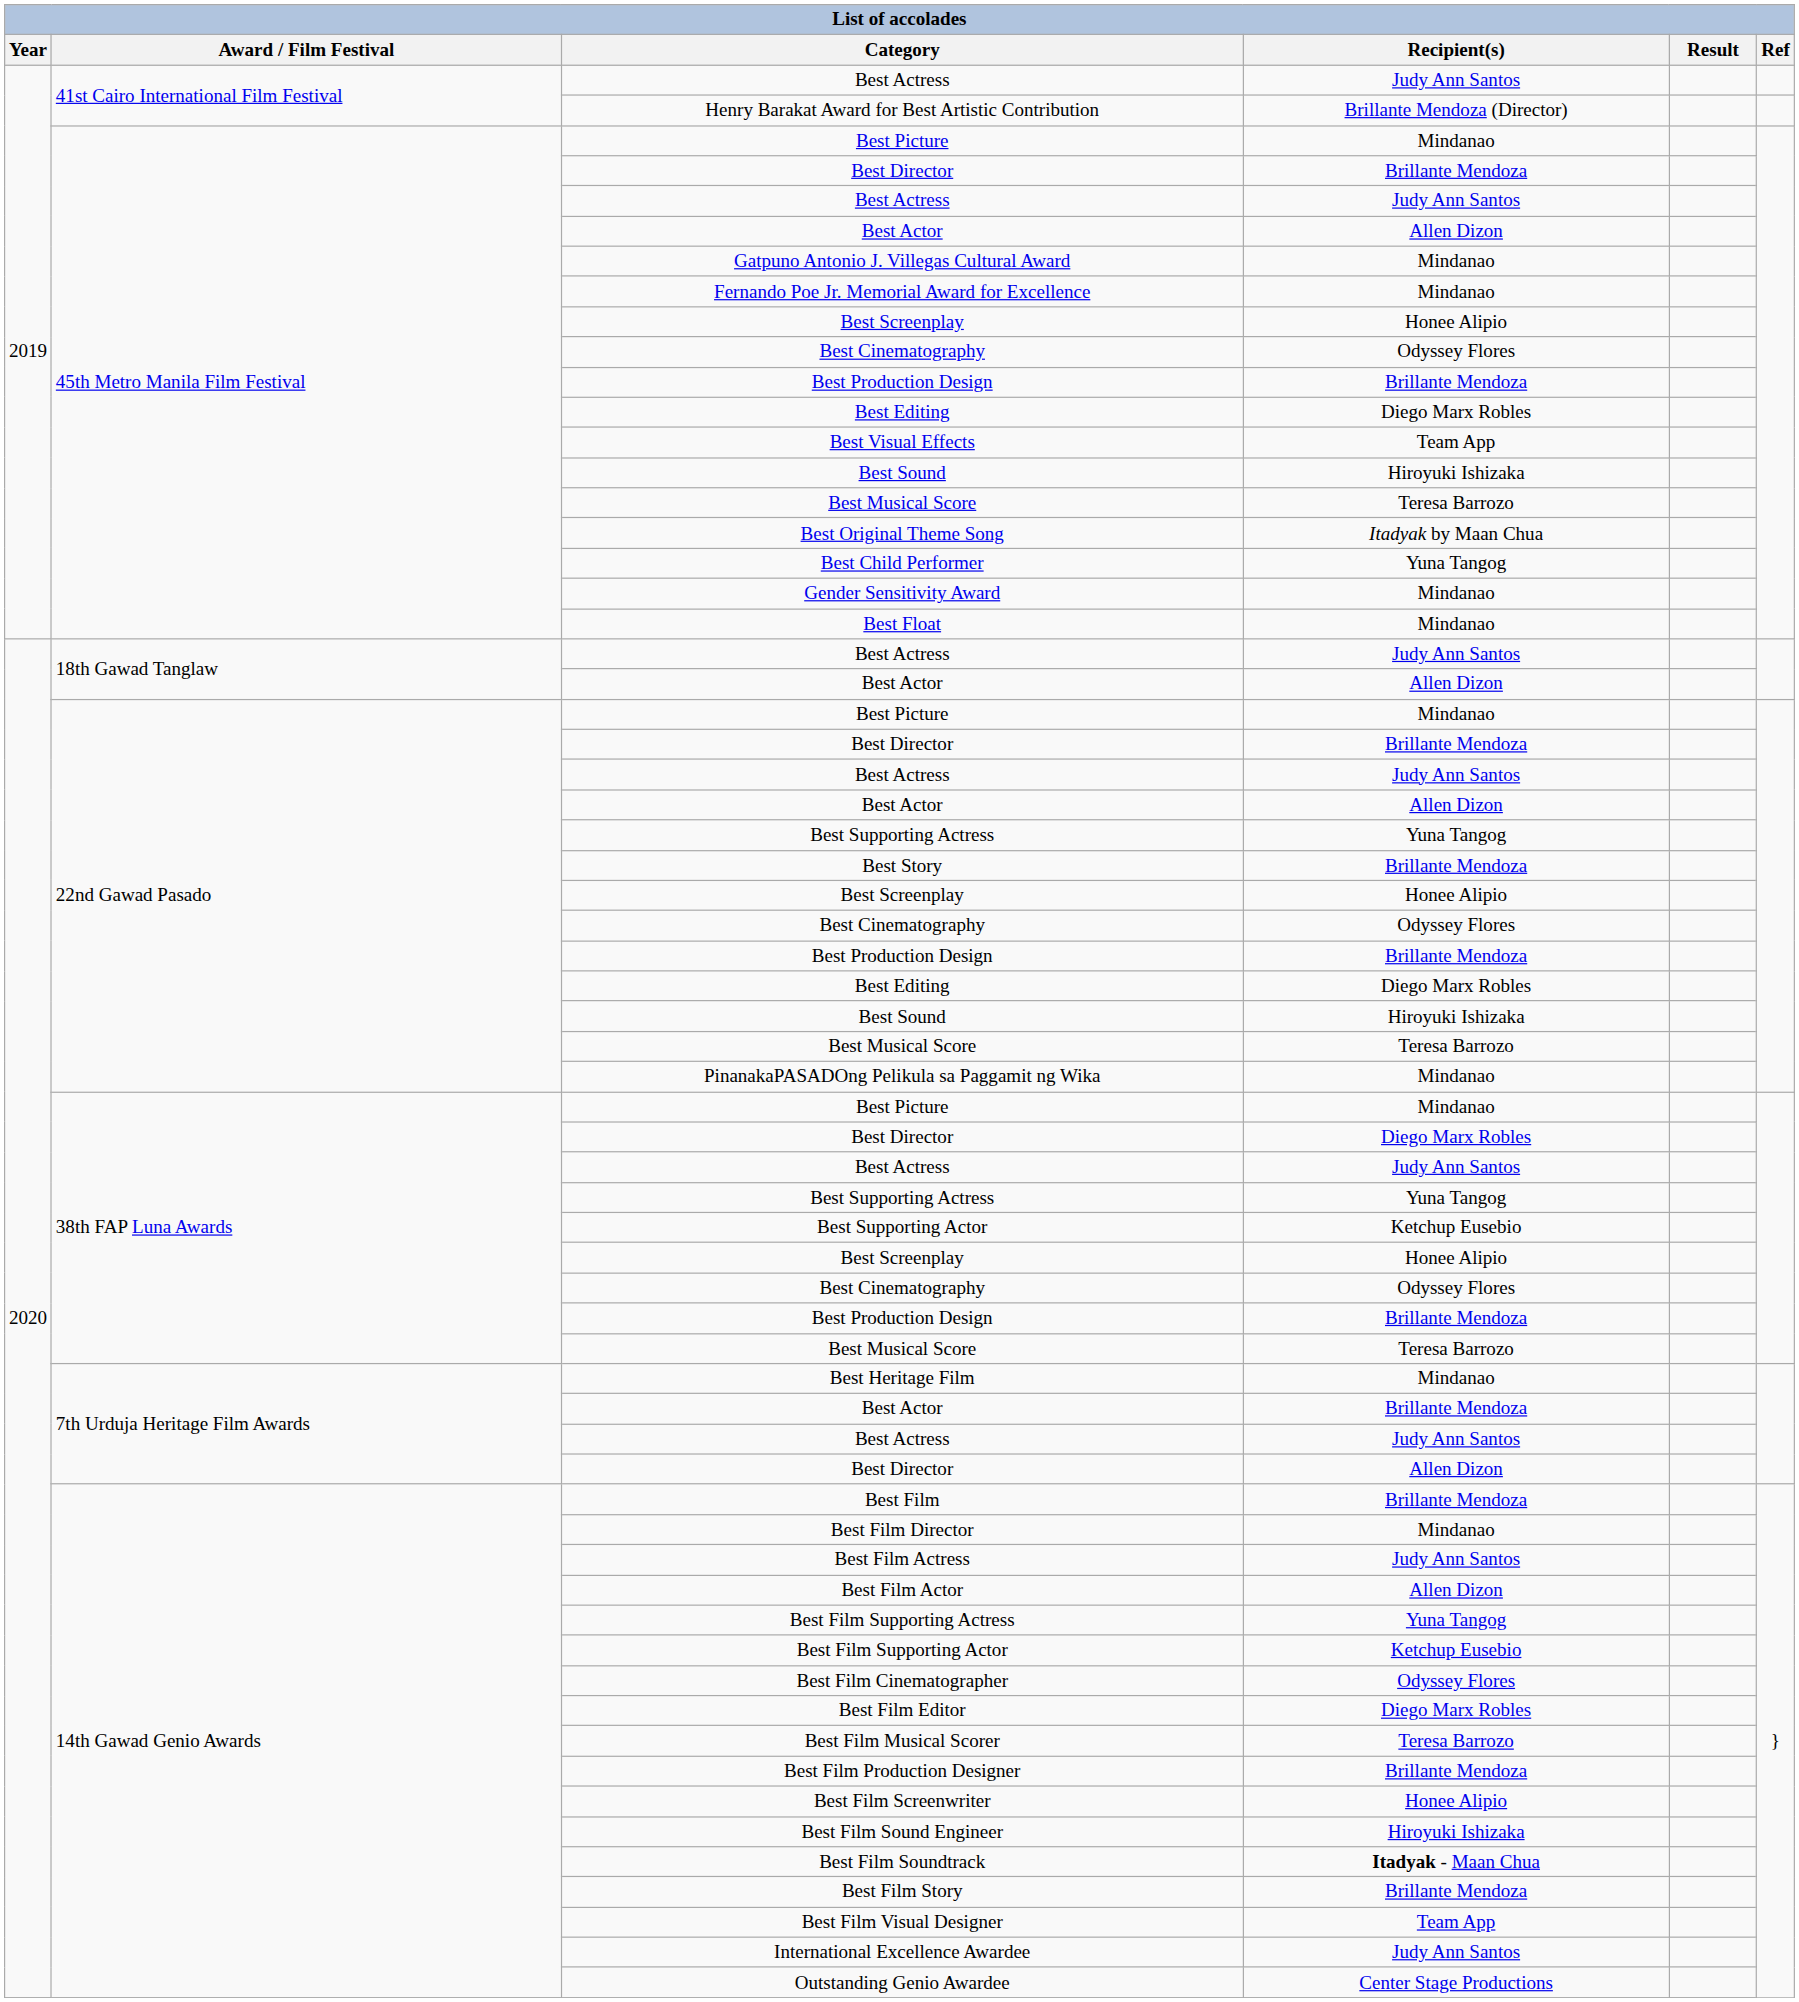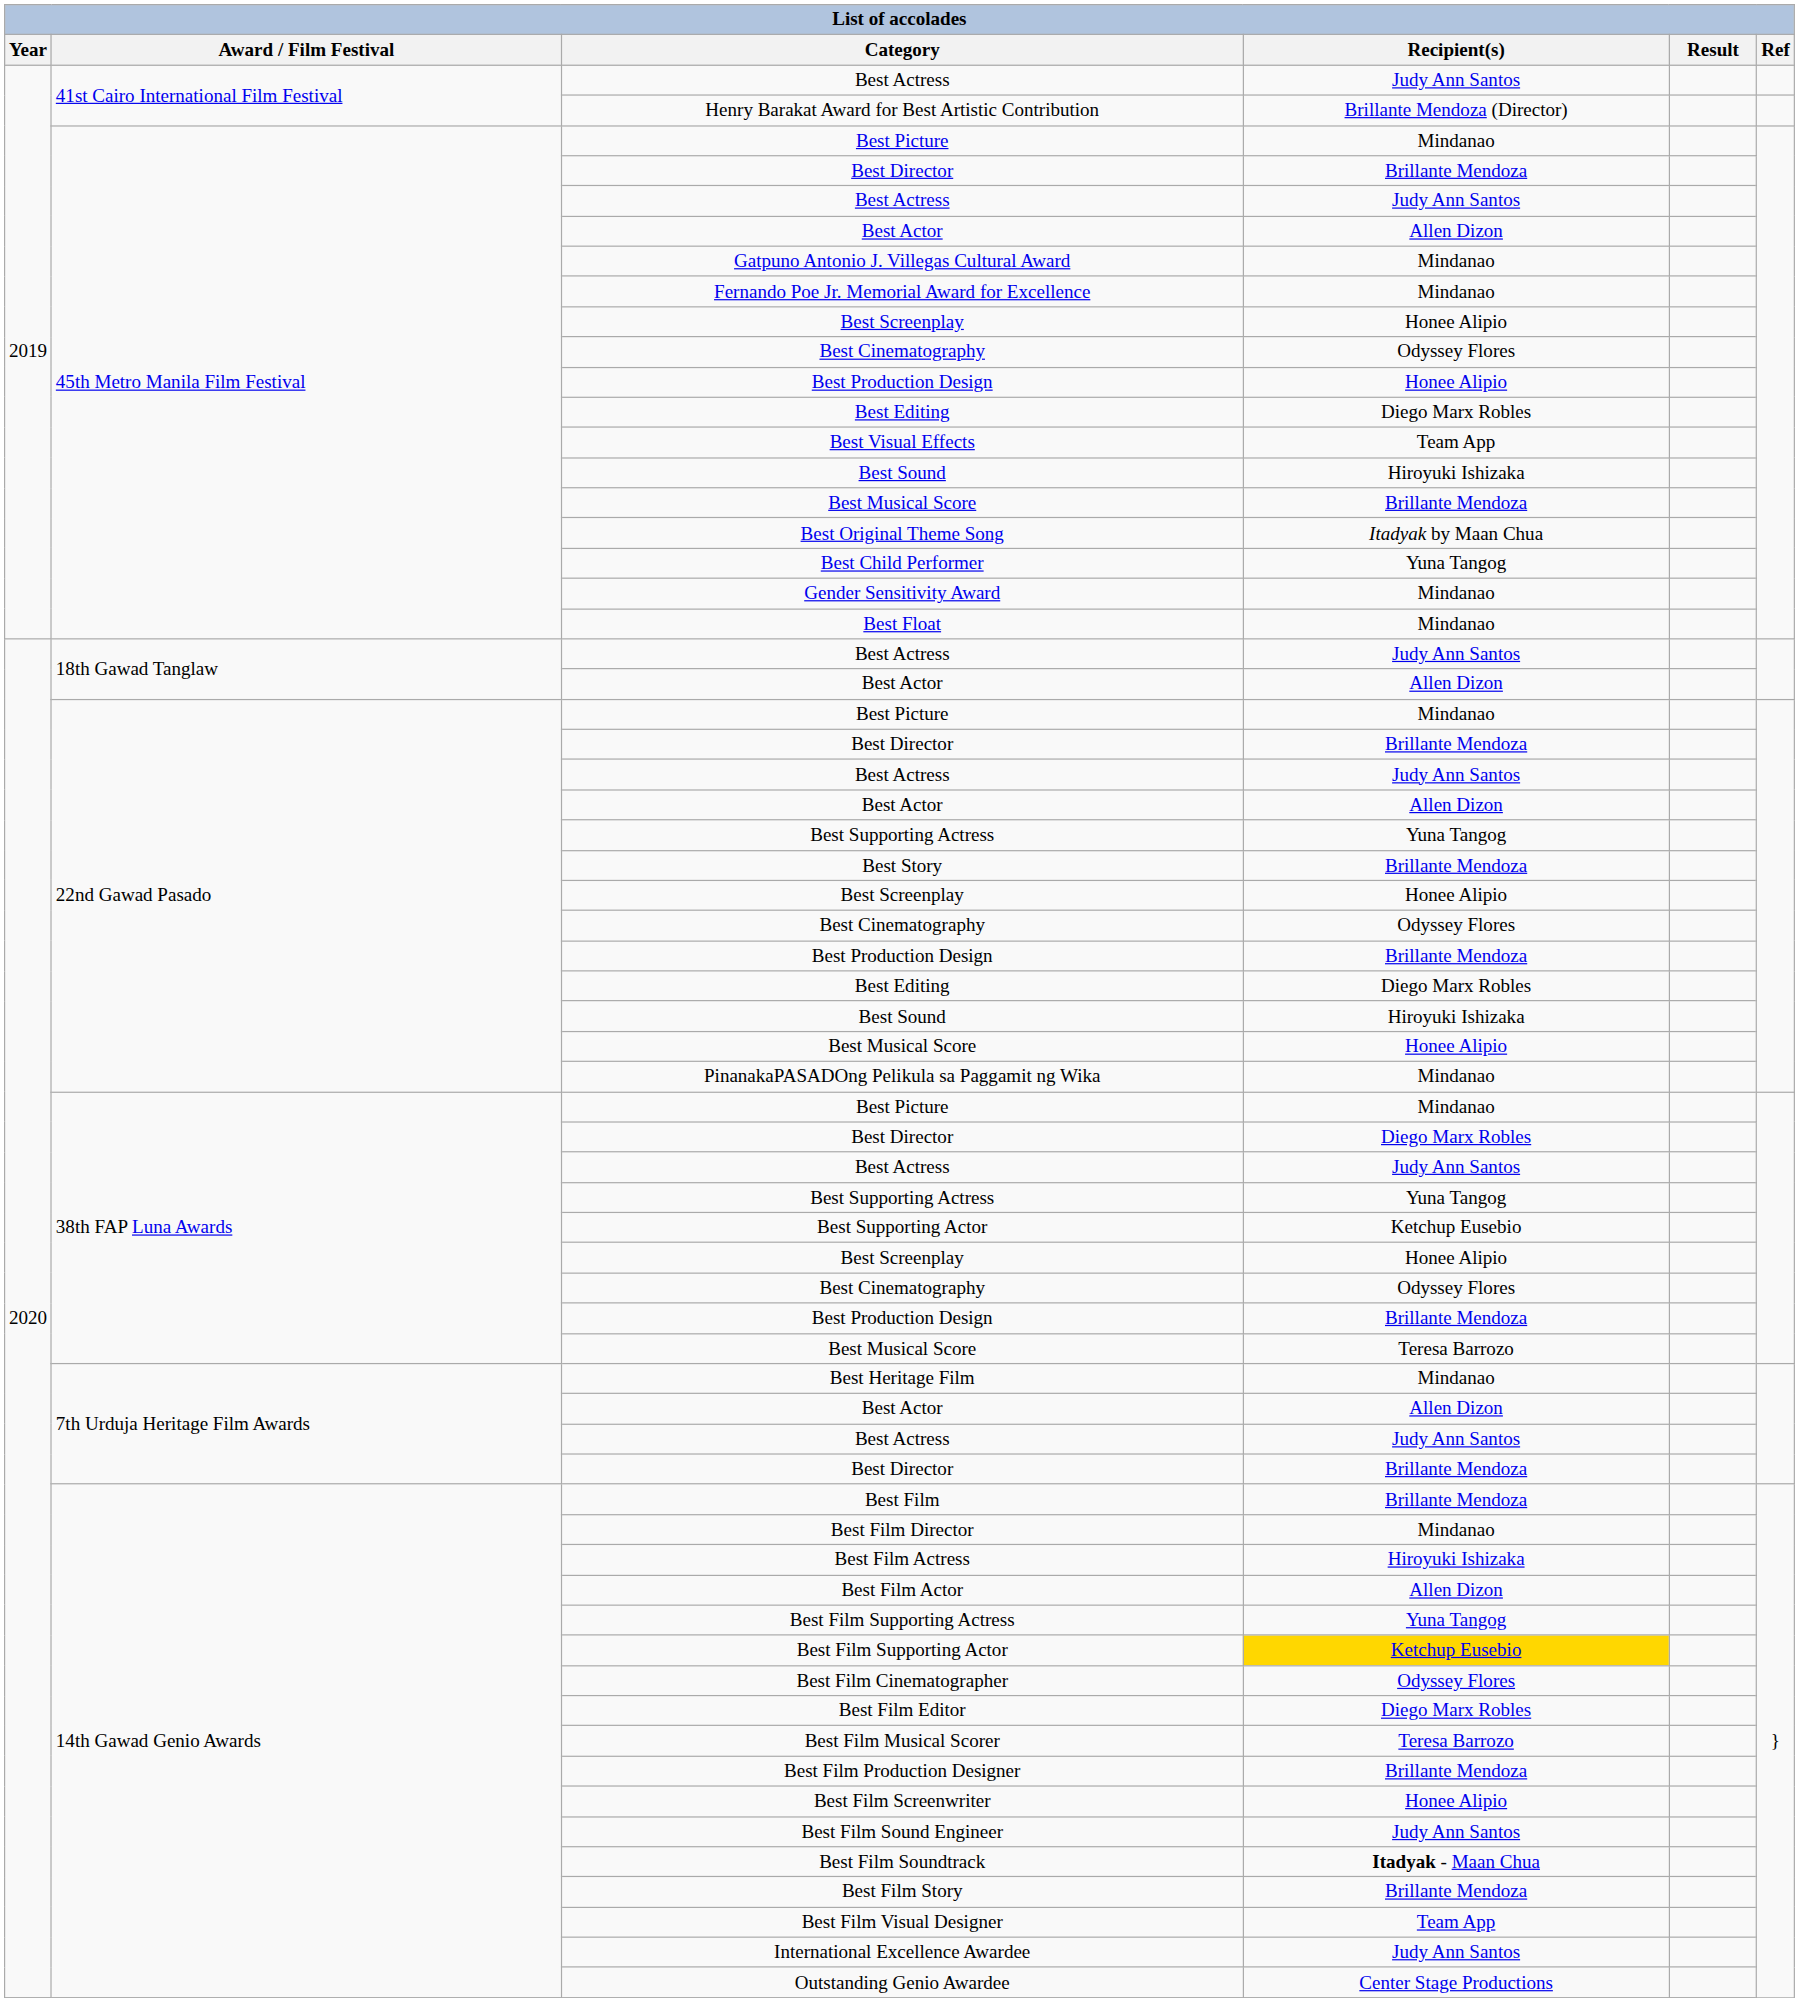(1456, 381) Brillante Mendoza -> (1456, 381) Honee Alipio
(1456, 502) Teresa Barrozo -> (1456, 502) Brillante Mendoza
(1456, 1046) Teresa Barrozo -> (1456, 1046) Honee Alipio
(1456, 1408) Brillante Mendoza -> (1456, 1408) Allen Dizon
(1456, 1469) Allen Dizon -> (1456, 1469) Brillante Mendoza
(1456, 1559) Judy Ann Santos -> (1456, 1559) Hiroyuki Ishizaka
(1456, 1650) no background -> (1456, 1650) gold background
(1456, 1831) Hiroyuki Ishizaka -> (1456, 1831) Judy Ann Santos
